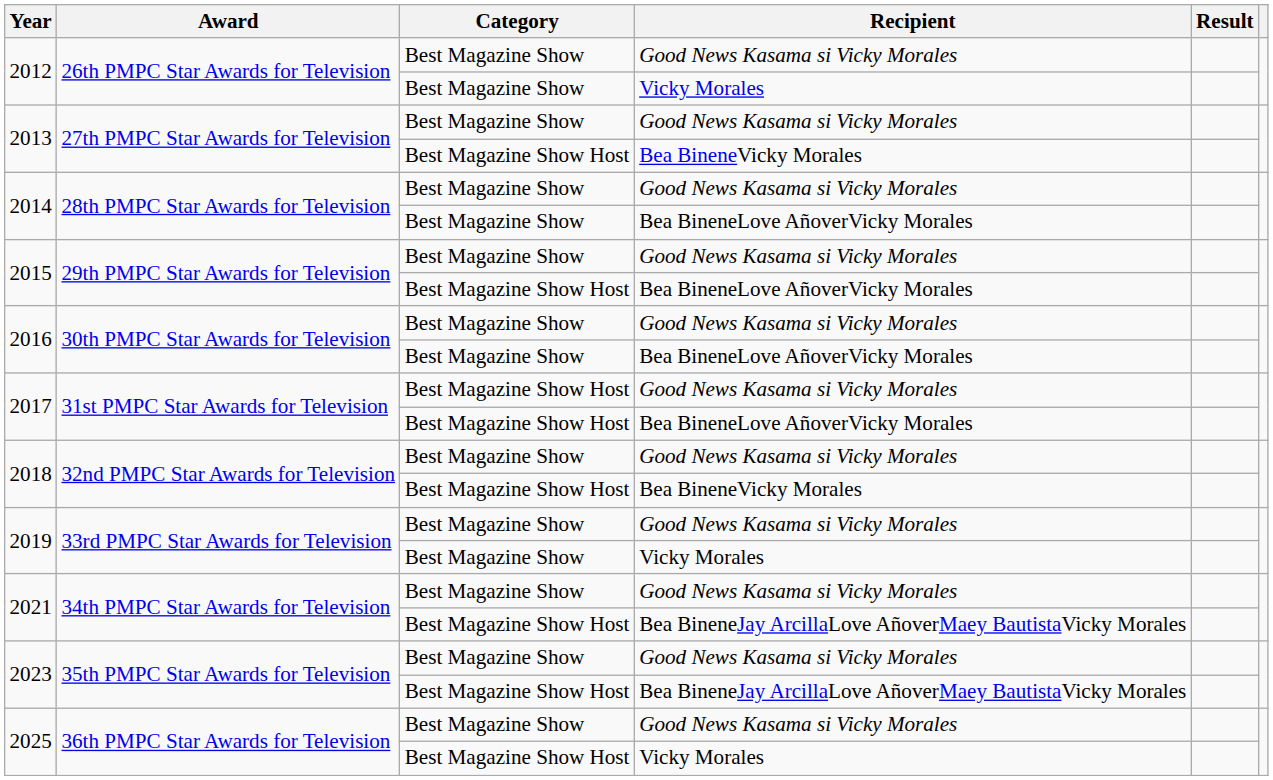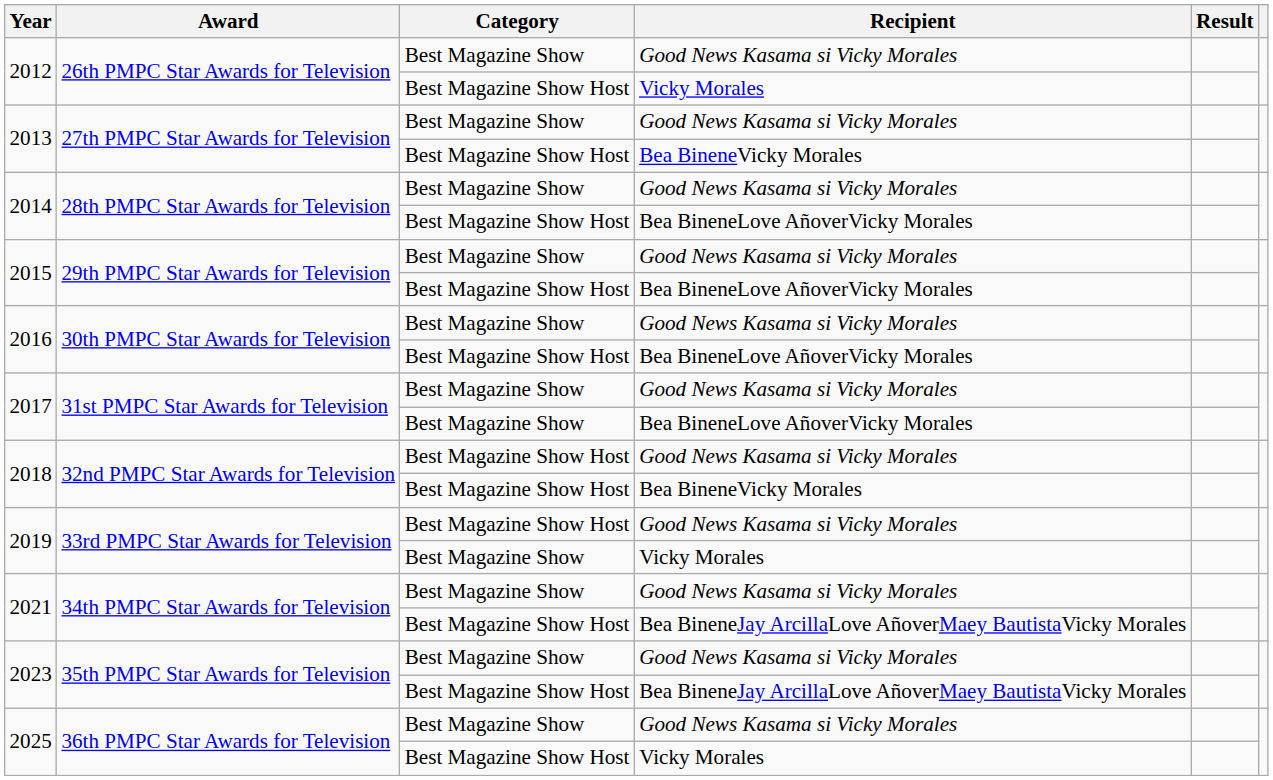(495, 88) Best Magazine Show -> (517, 88) Best Magazine Show Host
(495, 222) Best Magazine Show -> (517, 222) Best Magazine Show Host
(495, 356) Best Magazine Show -> (517, 356) Best Magazine Show Host
(517, 389) Best Magazine Show Host -> (495, 389) Best Magazine Show
(517, 423) Best Magazine Show Host -> (495, 423) Best Magazine Show
(495, 456) Best Magazine Show -> (517, 456) Best Magazine Show Host
(495, 523) Best Magazine Show -> (517, 523) Best Magazine Show Host
